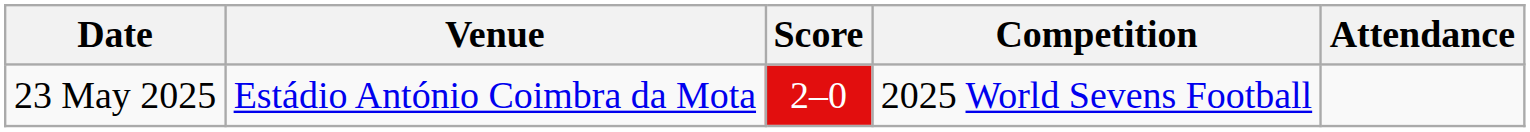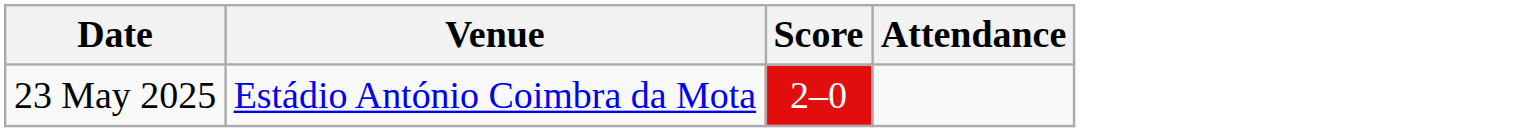- column: (1097, 34)
